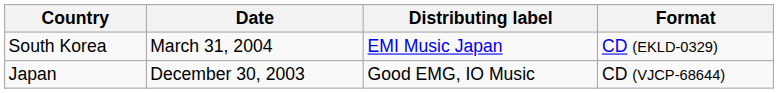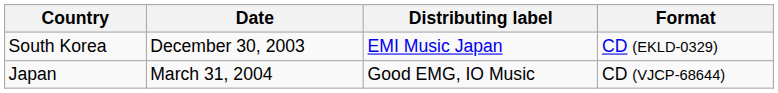(211, 46) March 31, 2004 -> (227, 46) December 30, 2003
(227, 74) December 30, 2003 -> (211, 74) March 31, 2004
